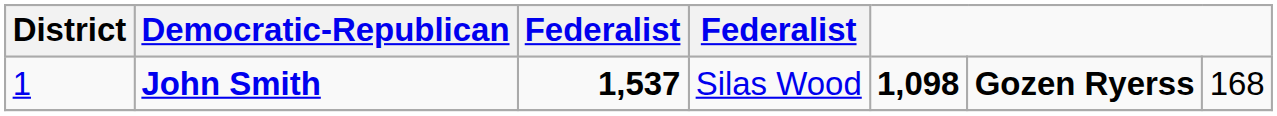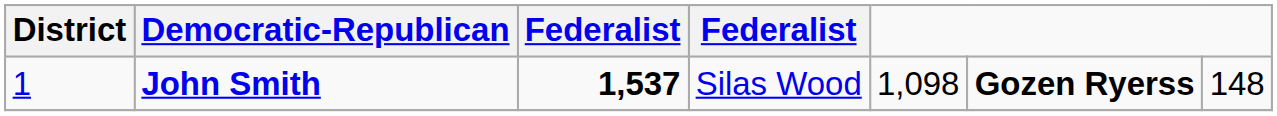(918, 82) bold -> (918, 82) normal
(1237, 82) 168 -> (1237, 82) 148
